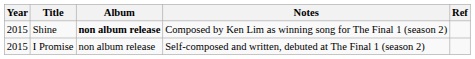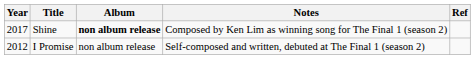(17, 29) 2015 -> (17, 29) 2017
(17, 46) 2015 -> (17, 46) 2012
